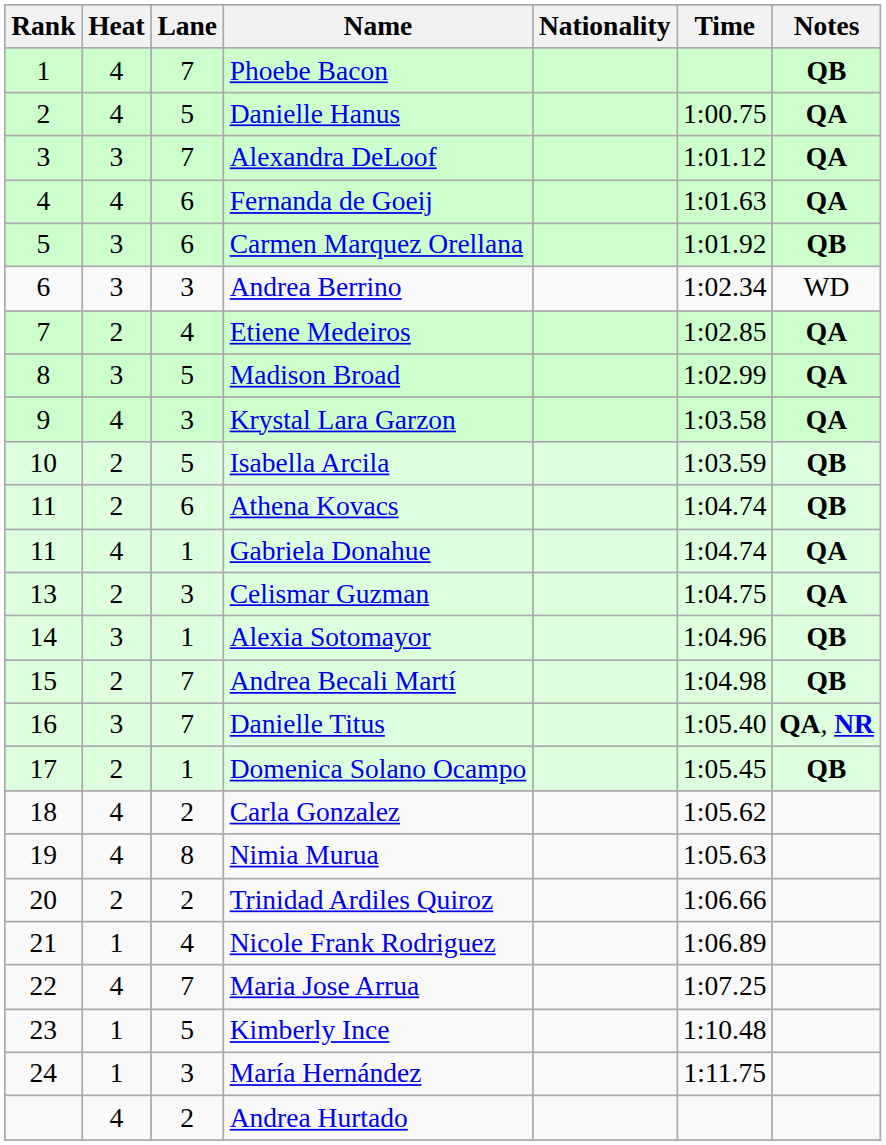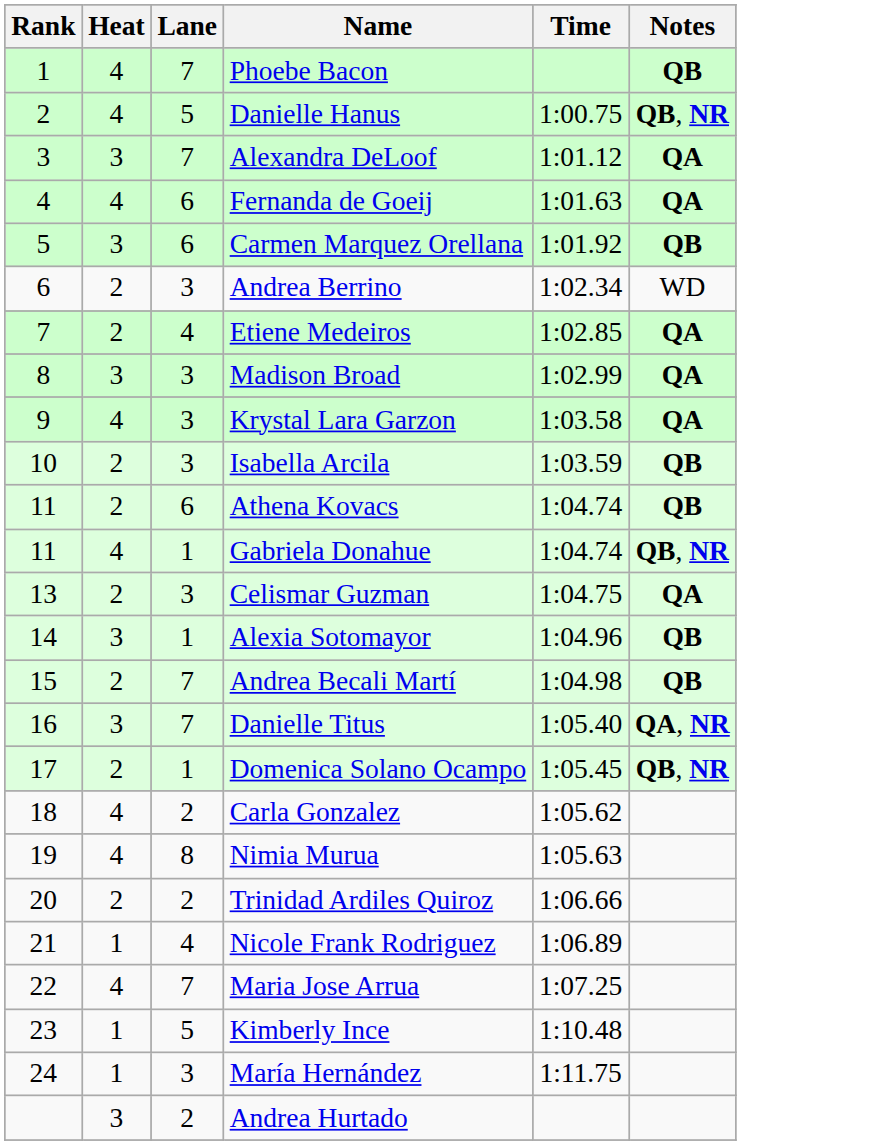- column: (605, 26)
(827, 113) QA -> (682, 113) QB, NR
(116, 288) 3 -> (116, 288) 2
(187, 375) 5 -> (187, 375) 3
(187, 462) 5 -> (187, 462) 3
(827, 550) QA -> (682, 550) QB, NR
(827, 768) QB -> (682, 768) QB, NR
(116, 1117) 4 -> (116, 1117) 3
